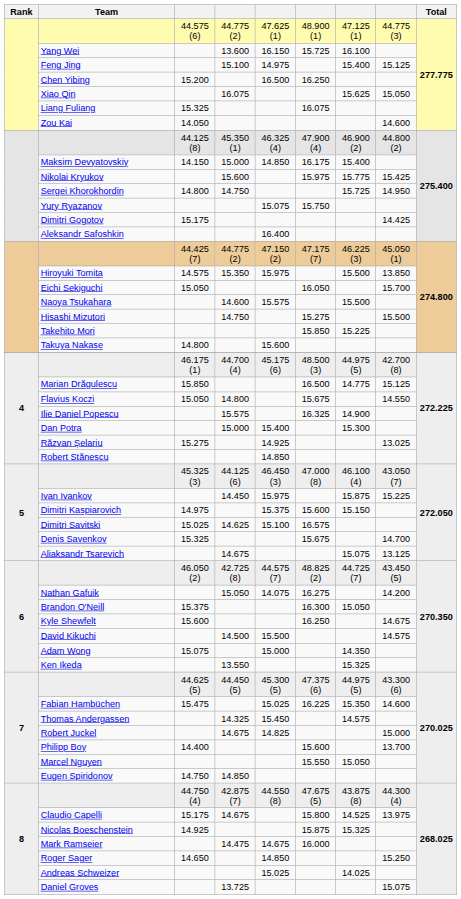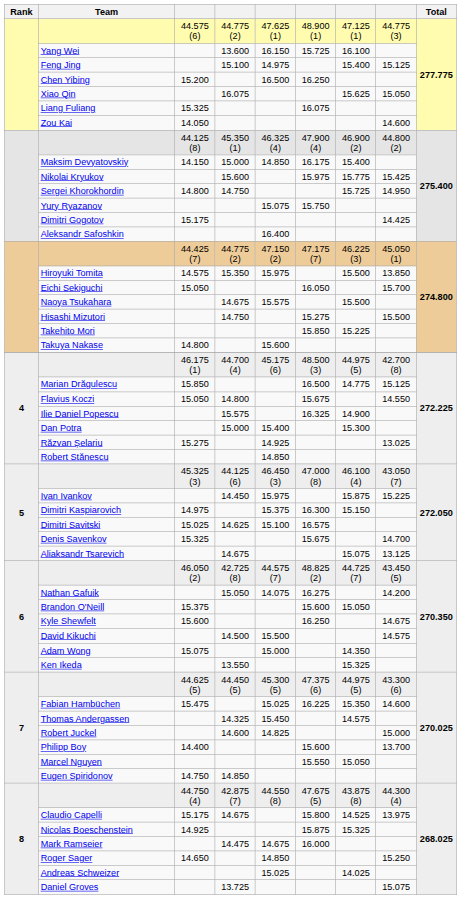(235, 302) 14.600 -> (235, 302) 14.675
(316, 510) 15.600 -> (316, 510) 16.300
(316, 607) 16.300 -> (316, 607) 15.600
(235, 733) 14.675 -> (235, 733) 14.600
